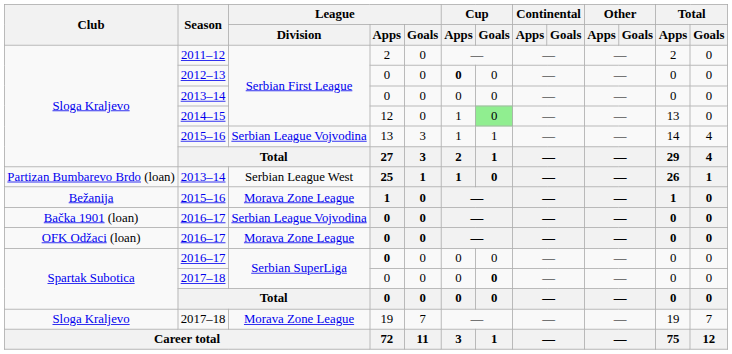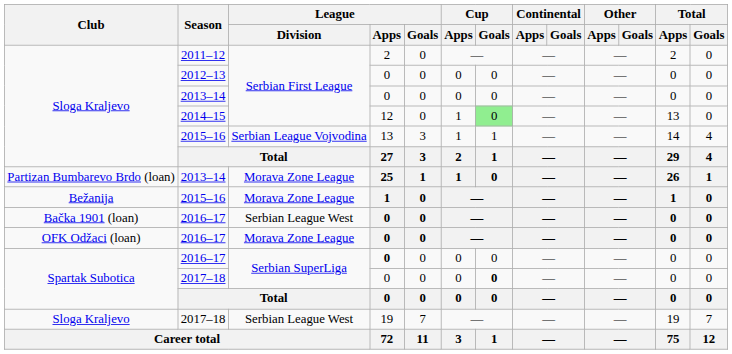(458, 75) bold -> (458, 75) normal
(299, 177) Serbian League West -> (299, 177) Morava Zone League
(299, 217) Serbian League Vojvodina -> (299, 217) Serbian League West
(299, 319) Morava Zone League -> (299, 319) Serbian League West
